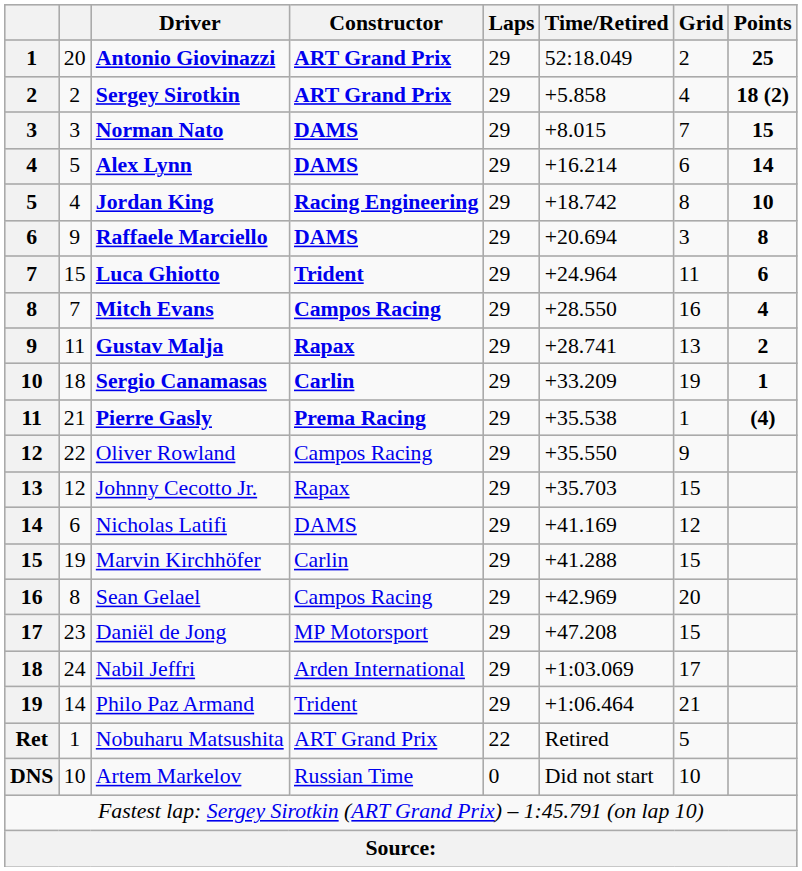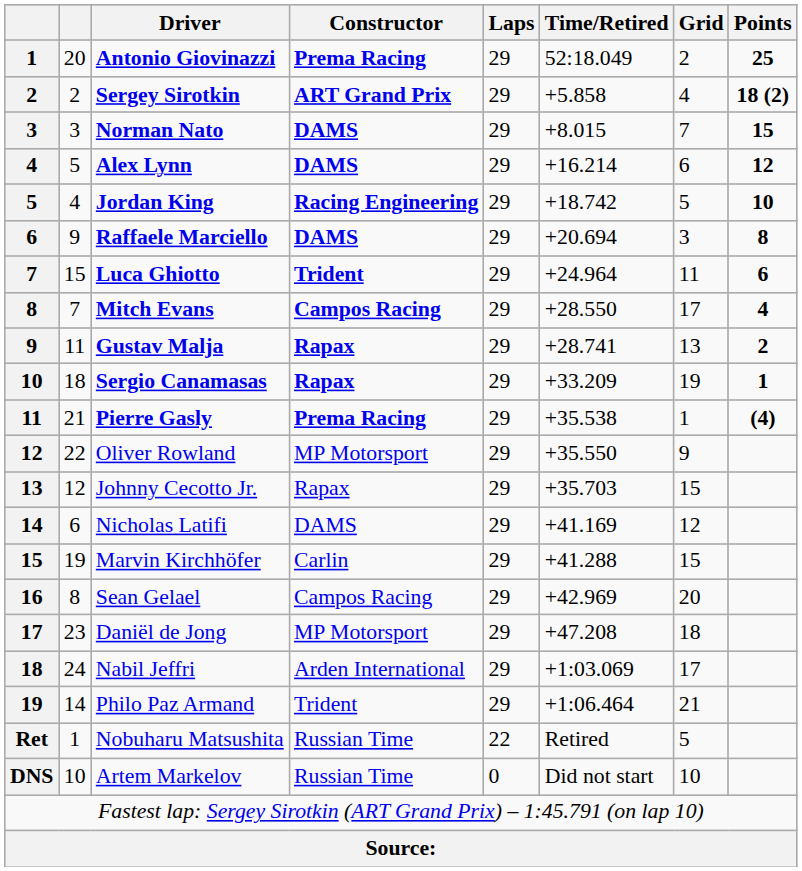(373, 57) ART Grand Prix -> (360, 57) Prema Racing
(763, 165) 14 -> (763, 165) 12
(684, 201) 8 -> (684, 201) 5
(690, 309) 16 -> (690, 309) 17
(324, 381) Carlin -> (324, 381) Rapax
(363, 452) Campos Racing -> (361, 452) MP Motorsport
(690, 632) 15 -> (690, 632) 18
(366, 740) ART Grand Prix -> (354, 740) Russian Time
